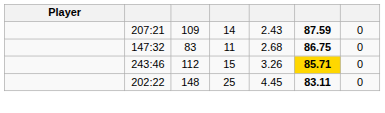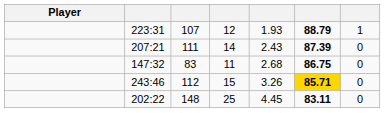+ row: (148, 30)
(190, 30) 109 -> (190, 47) 111
(318, 30) 87.59 -> (318, 47) 87.39
